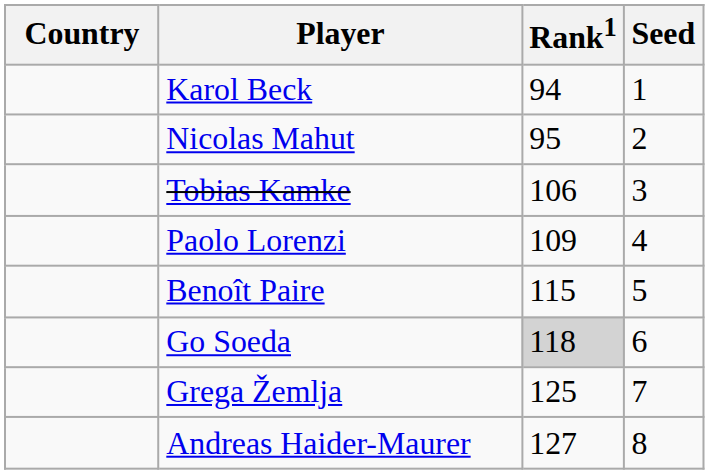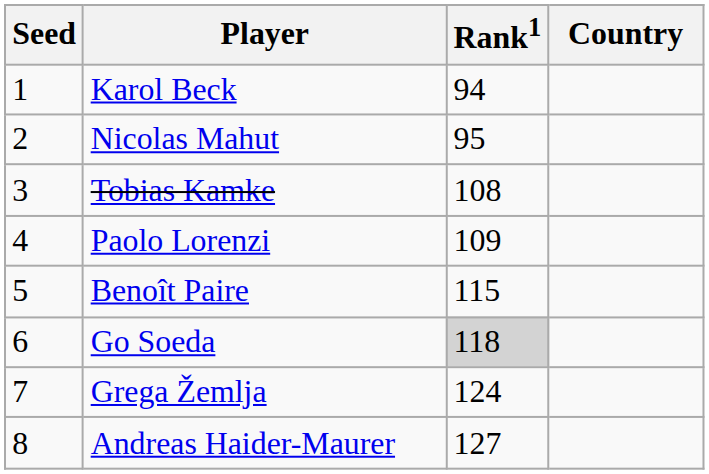columns swapped: (82, 34) <-> (663, 34)
(553, 189) 106 -> (477, 189) 108
(553, 391) 125 -> (477, 391) 124
